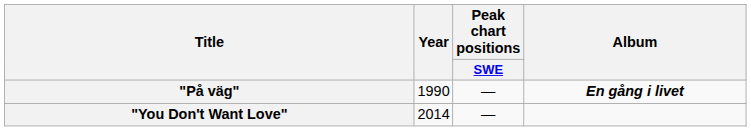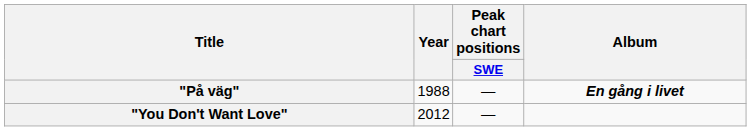(434, 91) 1990 -> (434, 91) 1988
(434, 114) 2014 -> (434, 114) 2012
